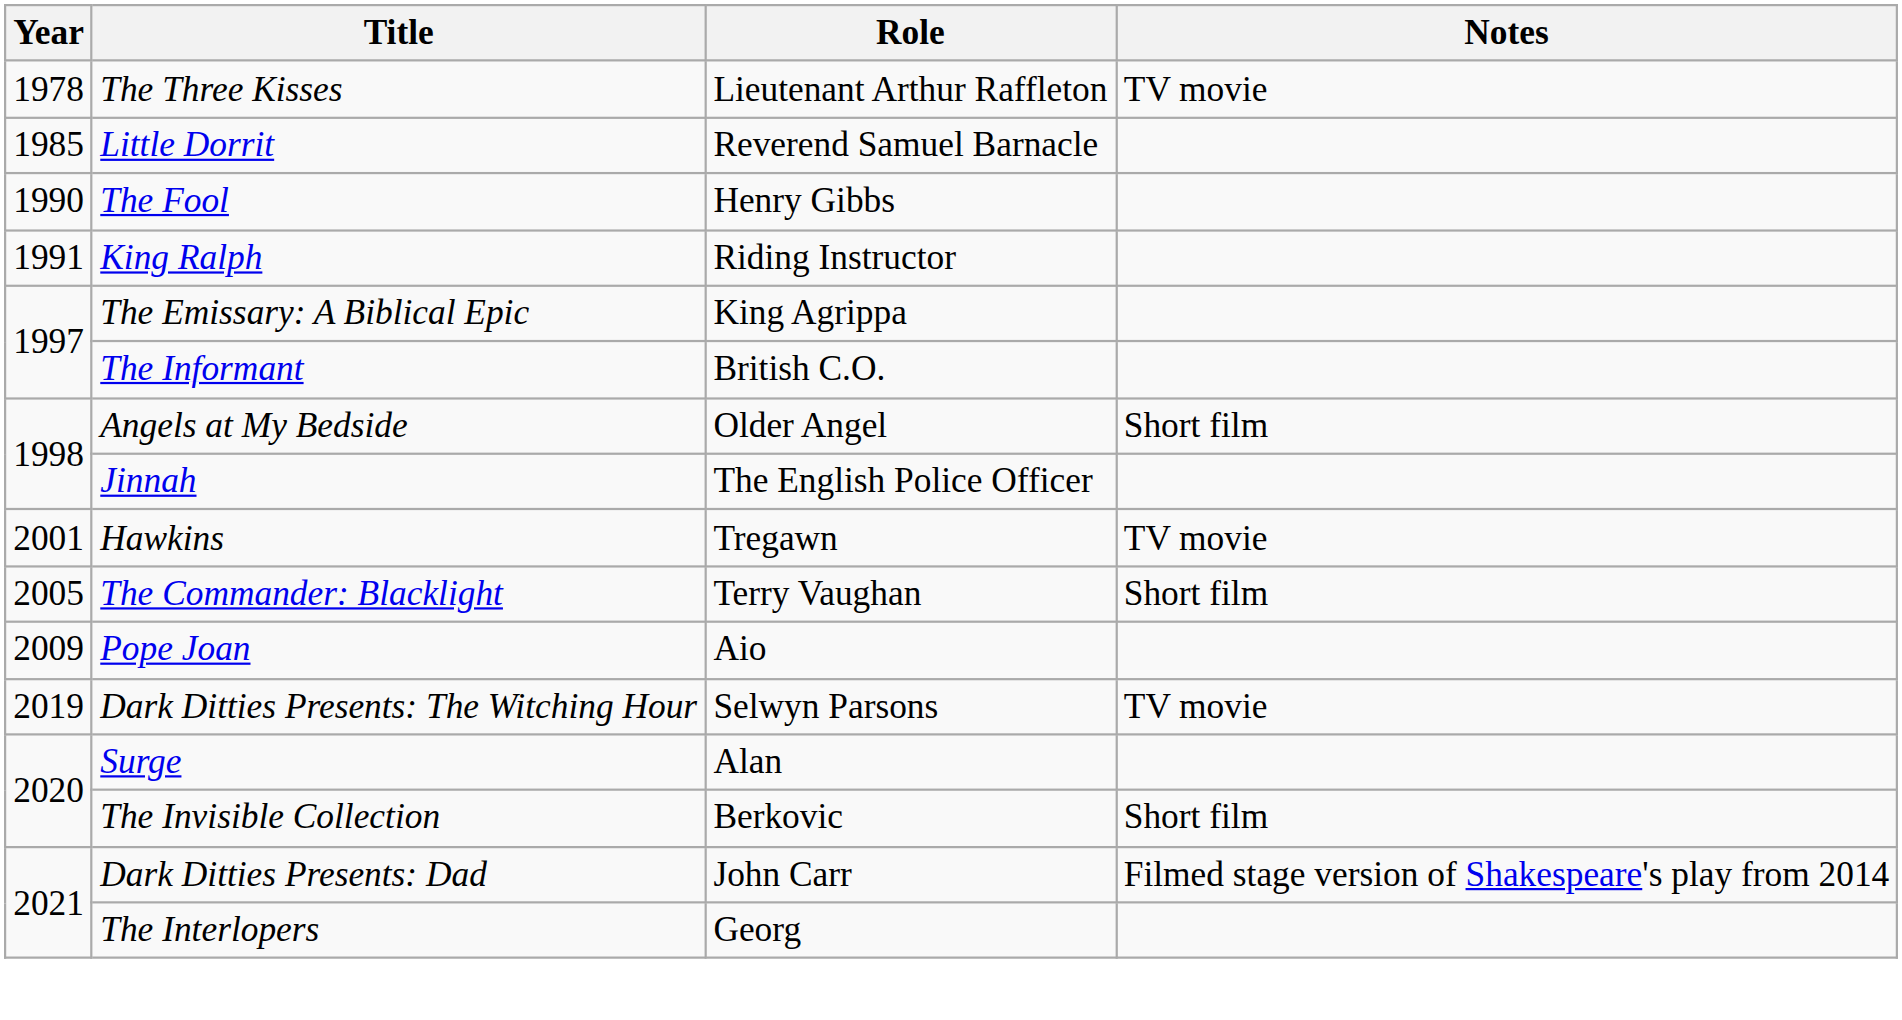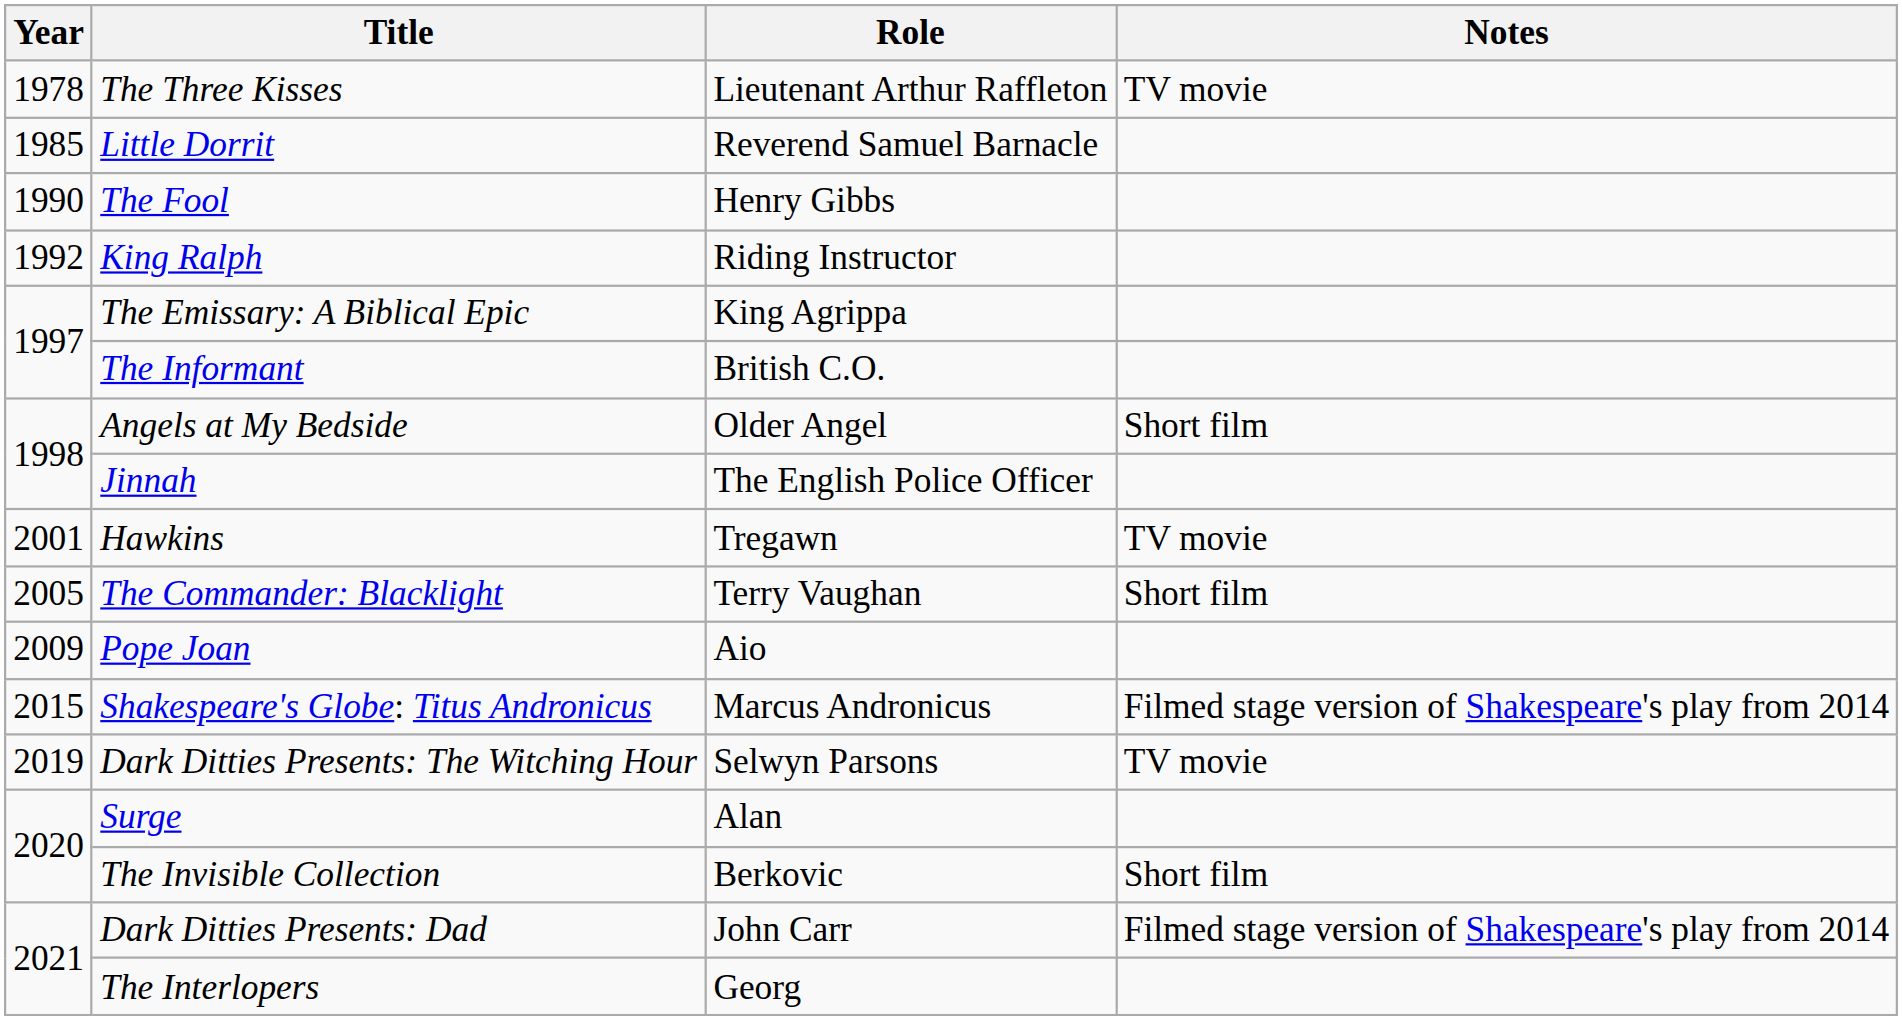(49, 256) 1991 -> (49, 256) 1992
+ row: (376, 705)
